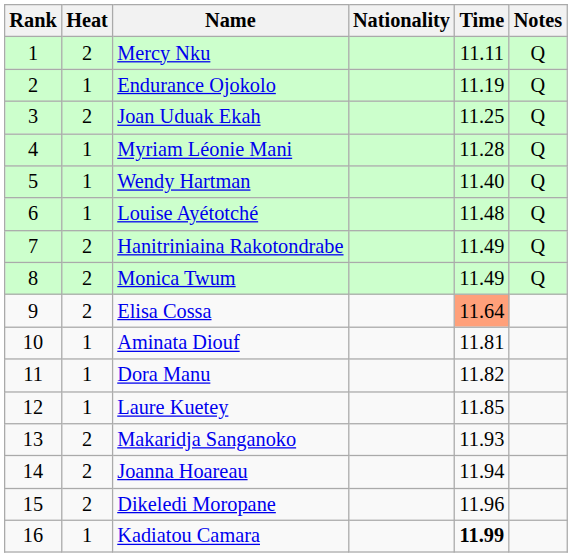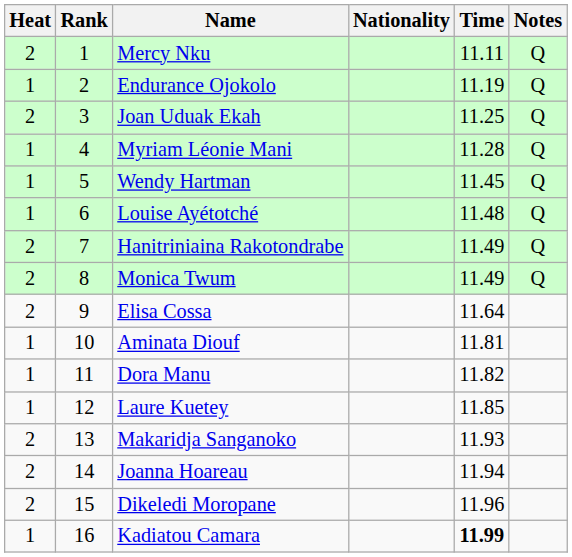columns swapped: (33, 20) <-> (87, 20)
(482, 181) 11.40 -> (482, 181) 11.45
(482, 310) lightsalmon background -> (482, 310) no background
